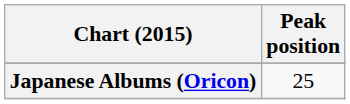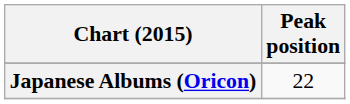(303, 80) 25 -> (303, 80) 22
